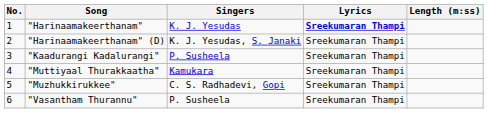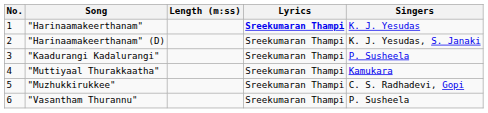columns swapped: (235, 12) <-> (445, 12)
